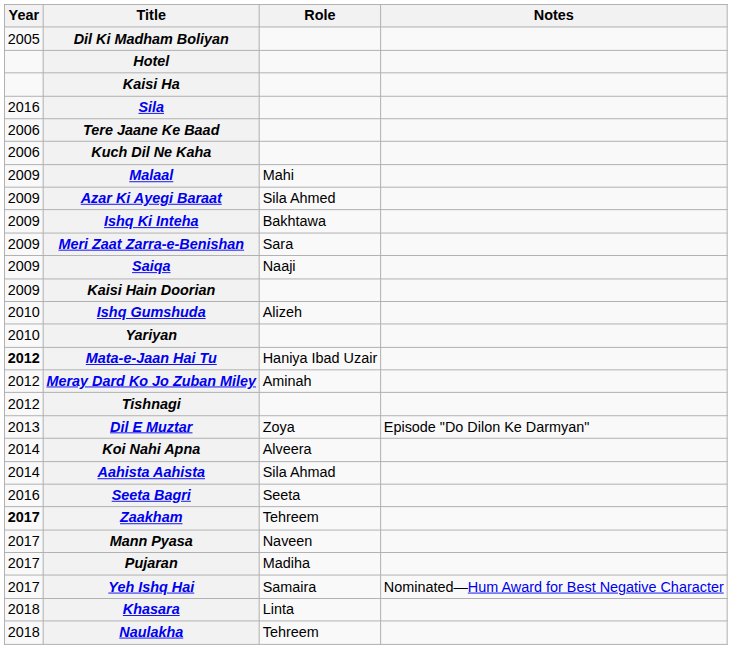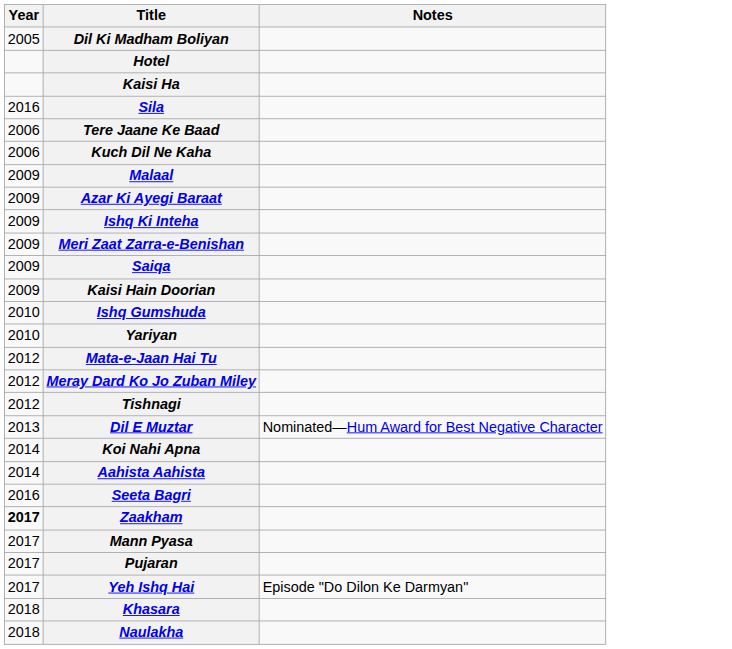- column: (320, 15)
(24, 358) bold -> (24, 358) normal
(487, 426) Episode "Do Dilon Ke Darmyan" -> (433, 426) Nominated—Hum Award for Best Negative Character
(554, 586) Nominated—Hum Award for Best Negative Character -> (365, 586) Episode "Do Dilon Ke Darmyan"
